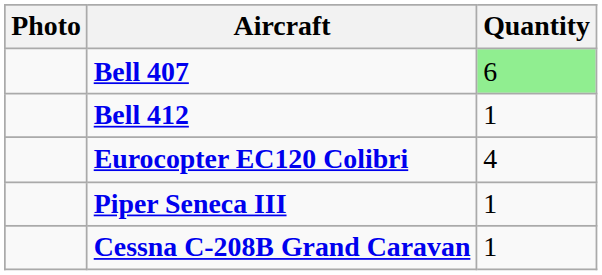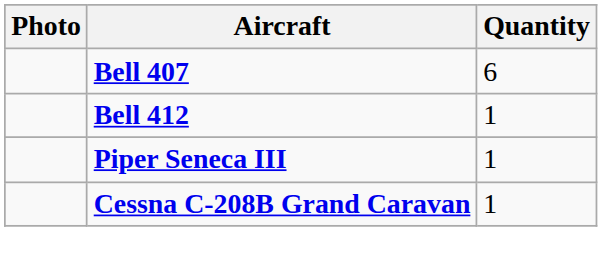(490, 70) lightgreen background -> (490, 70) no background
- row: (251, 159)
